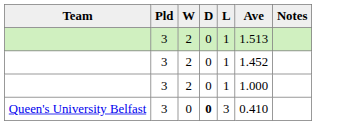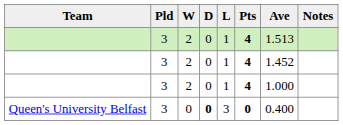+ column: (248, 16)
(254, 108) 0.410 -> (280, 108) 0.400
